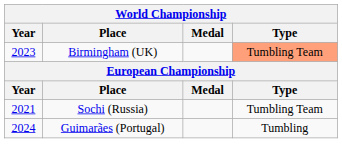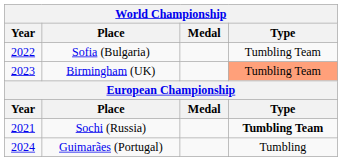+ row: (111, 52)
(285, 109) normal -> (283, 128) bold
